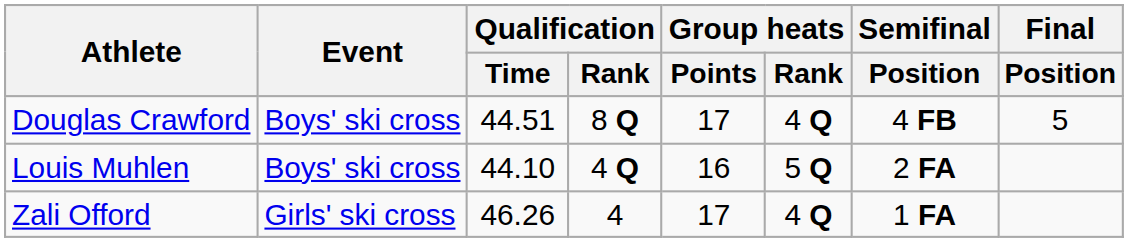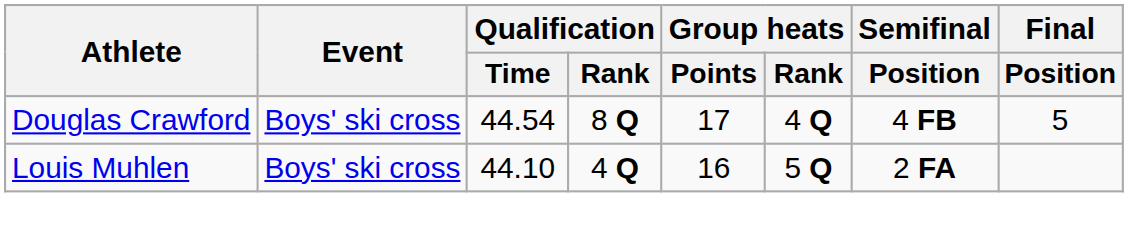(518, 121) 44.51 -> (518, 121) 44.54
- row: (81, 215)
